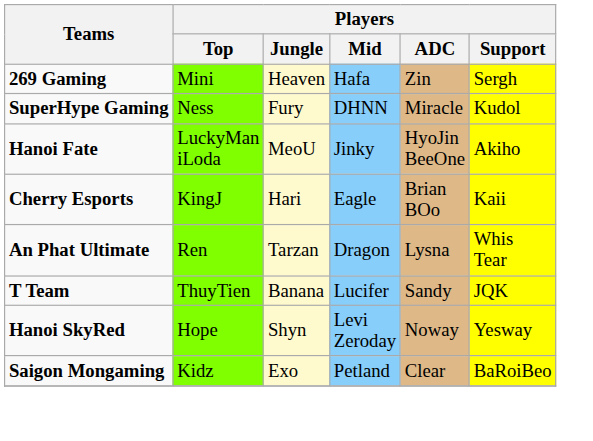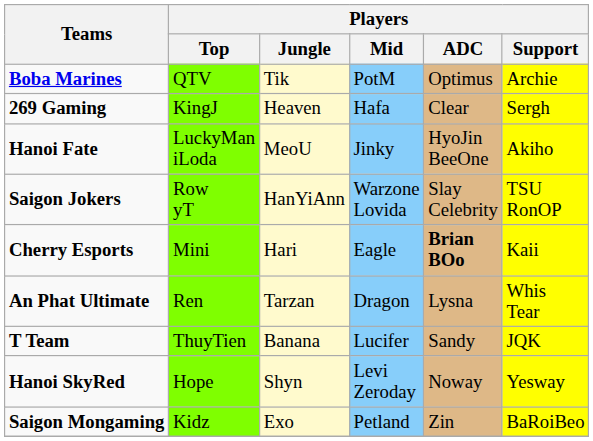+ row: (65, 78)
(195, 78) Mini -> (195, 108) KingJ
(418, 78) Zin -> (449, 108) Clear
- row: (89, 108)
+ row: (65, 199)
(200, 199) KingJ -> (191, 250) Mini
(426, 199) normal -> (451, 250) bold
(425, 370) Clear -> (441, 421) Zin
